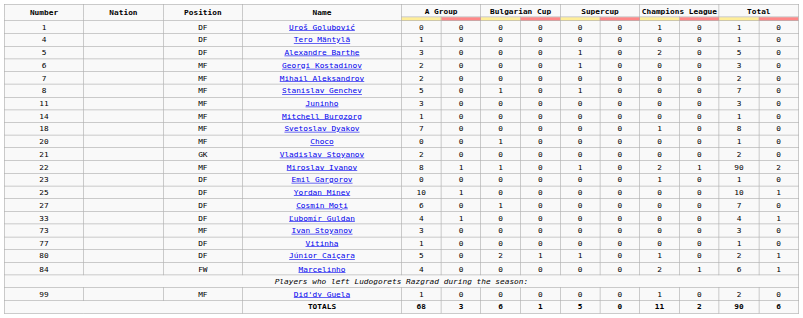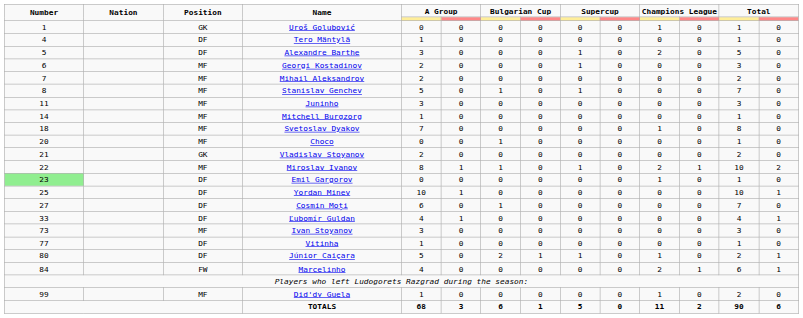(203, 27) DF -> (203, 27) GK
(739, 167) 90 -> (739, 167) 10
(44, 180) no background -> (44, 180) lightgreen background
